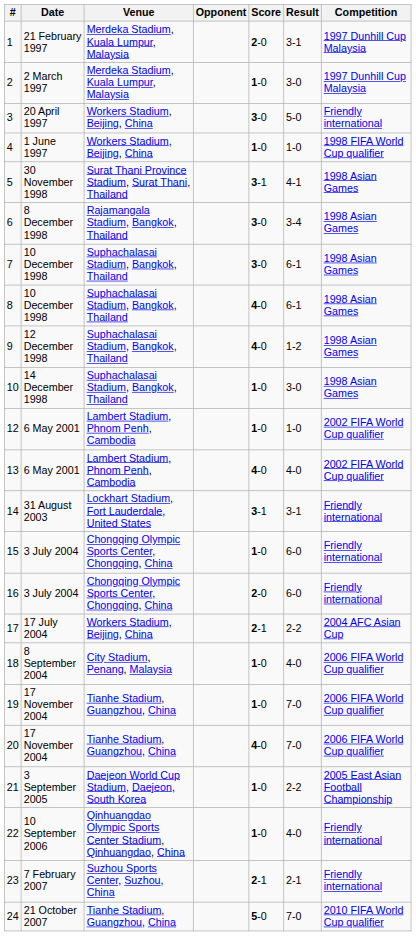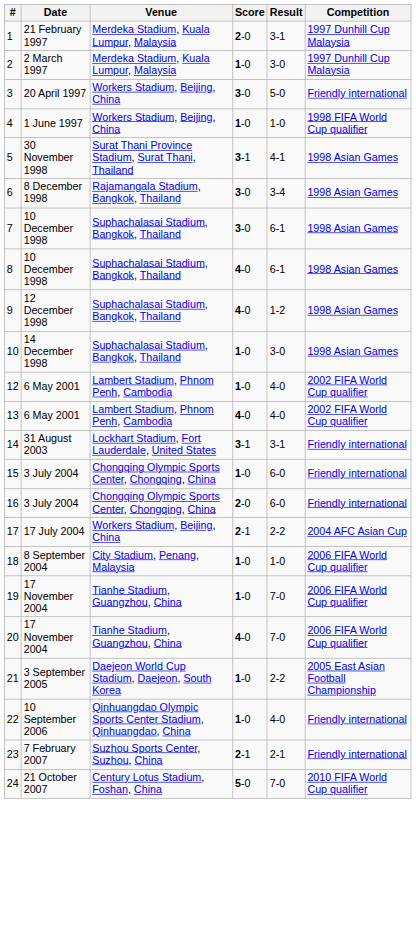- column: (221, 13)
(294, 429) 1-0 -> (277, 386) 4-0
(294, 663) 4-0 -> (277, 561) 1-0
(131, 916) Tianhe Stadium, Guangzhou, China -> (148, 783) Century Lotus Stadium, Foshan, China
